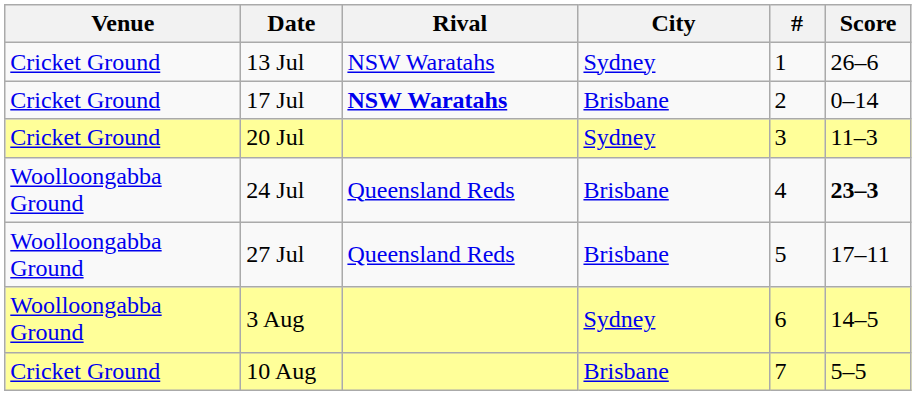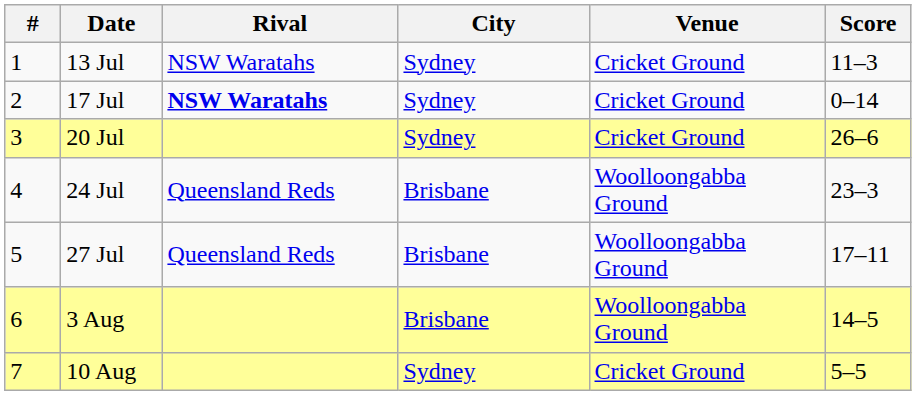columns swapped: (797, 23) <-> (123, 23)
(855, 61) 26–6 -> (854, 61) 11–3
(626, 99) Brisbane -> (439, 99) Sydney
(854, 137) 11–3 -> (855, 137) 26–6
(855, 189) bold -> (855, 189) normal
(619, 319) Sydney -> (446, 319) Brisbane
(626, 370) Brisbane -> (439, 370) Sydney
